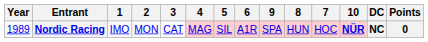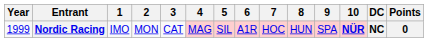columns swapped: (326, 13) <-> (272, 13)
(18, 29) 1989 -> (18, 29) 1999
